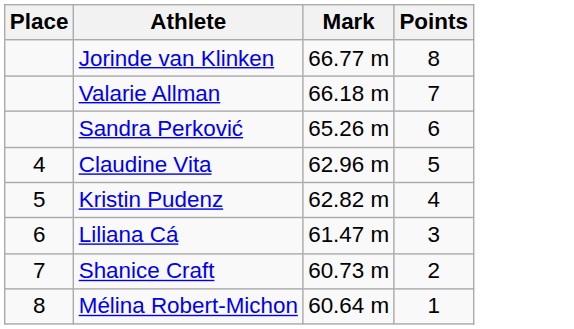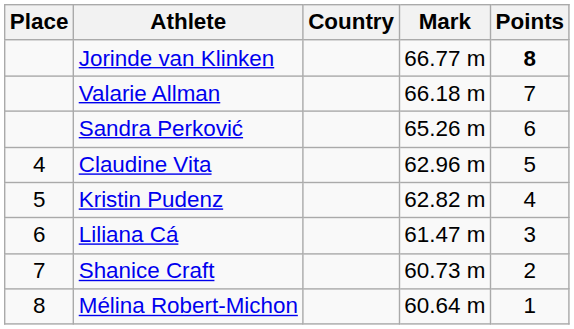+ column: (351, 22)
(434, 57) normal -> (530, 57) bold
